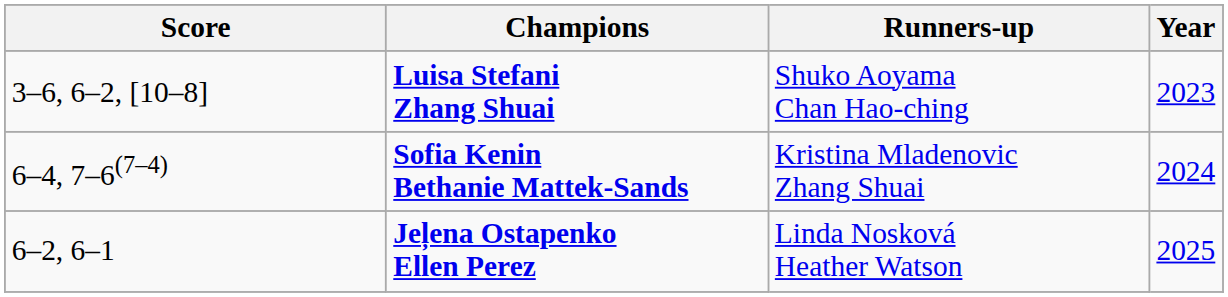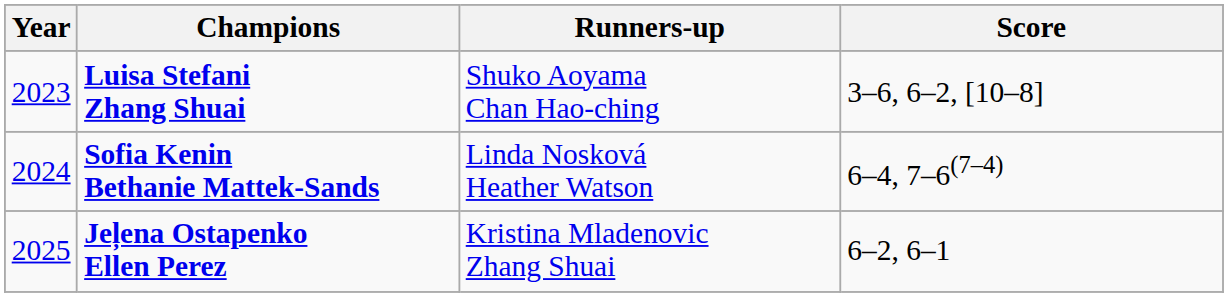columns swapped: (1186, 27) <-> (196, 27)
(896, 170) Kristina Mladenovic Zhang Shuai -> (560, 170) Linda Nosková Heather Watson
(869, 250) Linda Nosková Heather Watson -> (587, 250) Kristina Mladenovic Zhang Shuai
